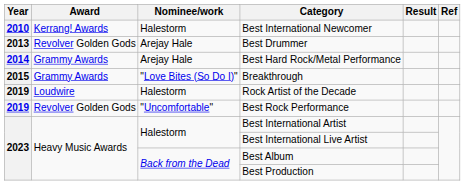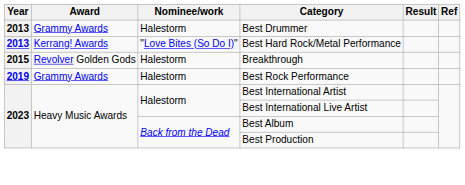- row: (307, 28)
(85, 44) Revolver Golden Gods -> (71, 28) Grammy Awards
(166, 44) Arejay Hale -> (163, 28) Halestorm
(18, 60) 2014 -> (18, 44) 2013
(71, 60) Grammy Awards -> (71, 44) Kerrang! Awards
(166, 60) Arejay Hale -> (189, 44) "Love Bites (So Do I)"
(71, 76) Grammy Awards -> (85, 60) Revolver Golden Gods
(189, 76) "Love Bites (So Do I)" -> (163, 60) Halestorm
- row: (299, 92)
(85, 108) Revolver Golden Gods -> (71, 76) Grammy Awards
(177, 108) "Uncomfortable" -> (163, 76) Halestorm
